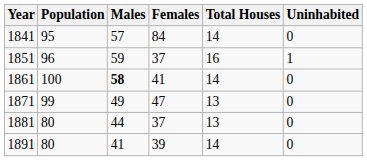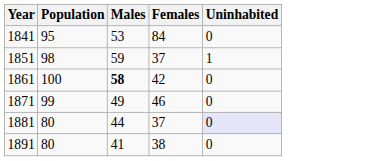- column: (243, 15)
(118, 36) 57 -> (118, 36) 53
(48, 58) 96 -> (48, 58) 98
(159, 79) 41 -> (159, 79) 42
(159, 101) 47 -> (159, 101) 46
(290, 123) no background -> (209, 123) lavender background
(159, 144) 39 -> (159, 144) 38
